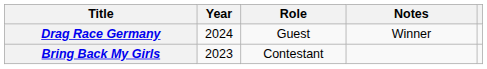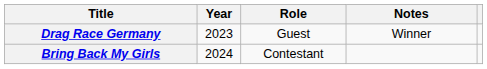(219, 34) 2024 -> (219, 34) 2023
(219, 53) 2023 -> (219, 53) 2024
